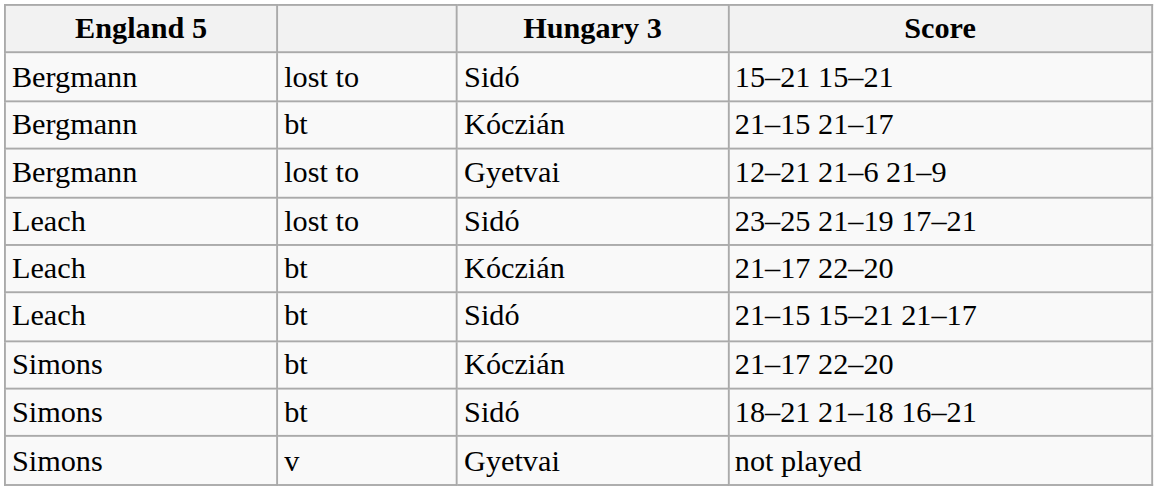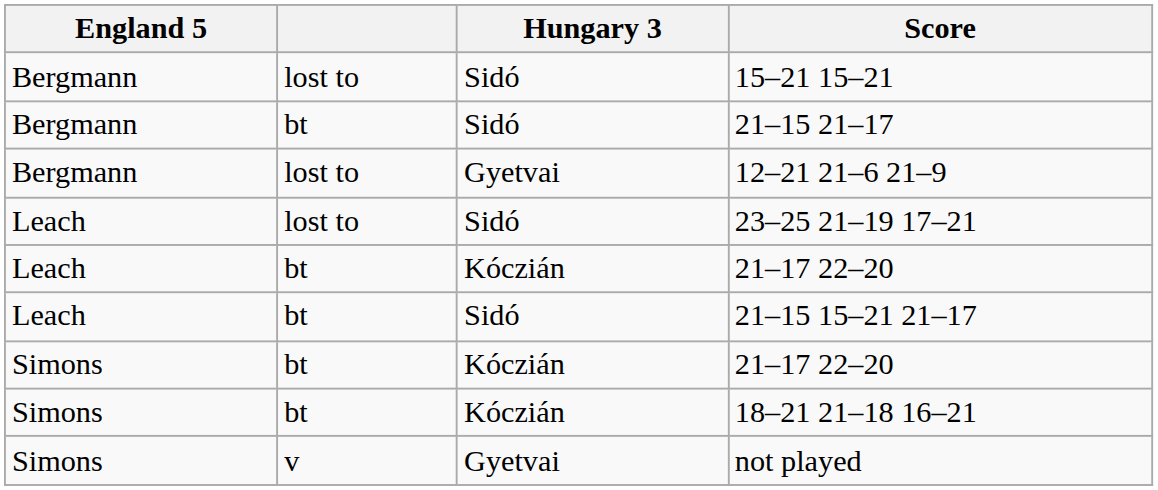(514, 124) Kóczián -> (492, 124) Sidó
(492, 412) Sidó -> (514, 412) Kóczián
